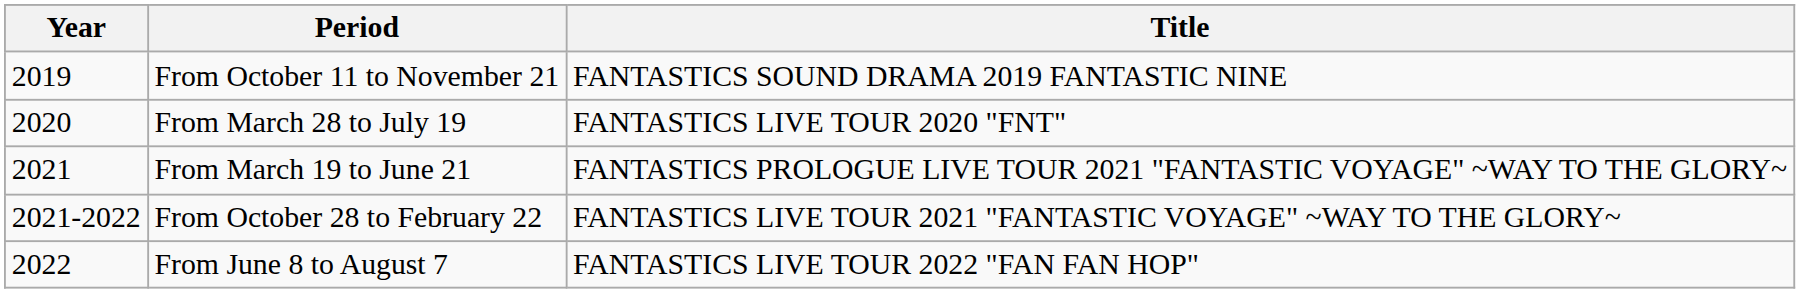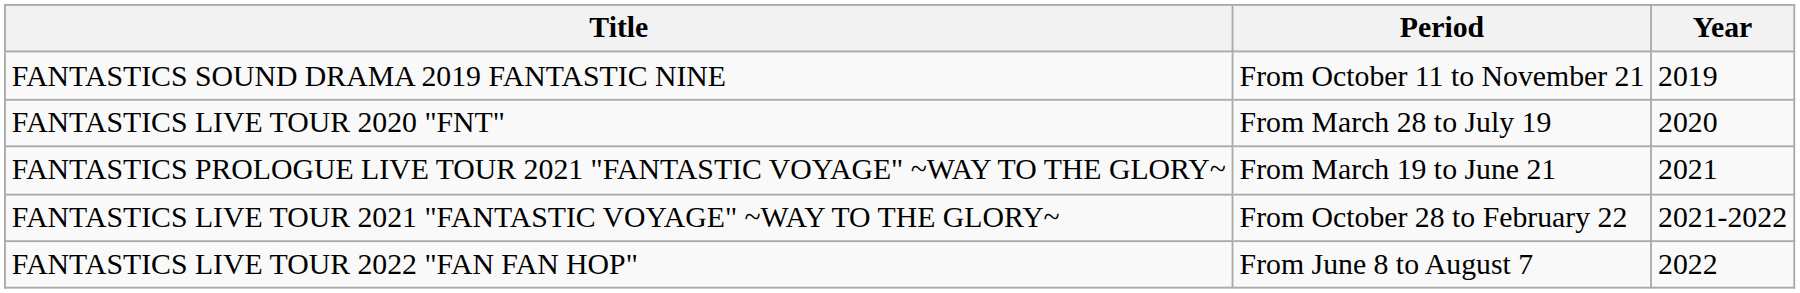columns swapped: (76, 28) <-> (1180, 28)
